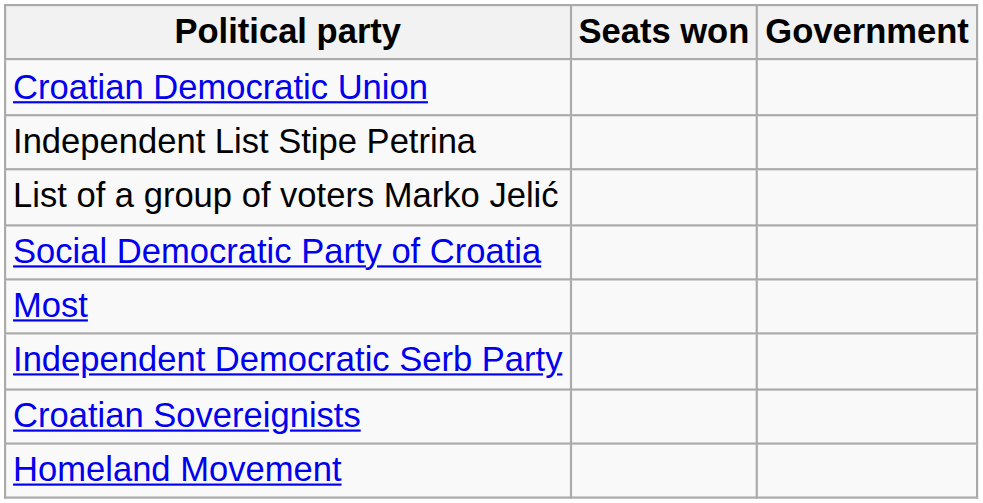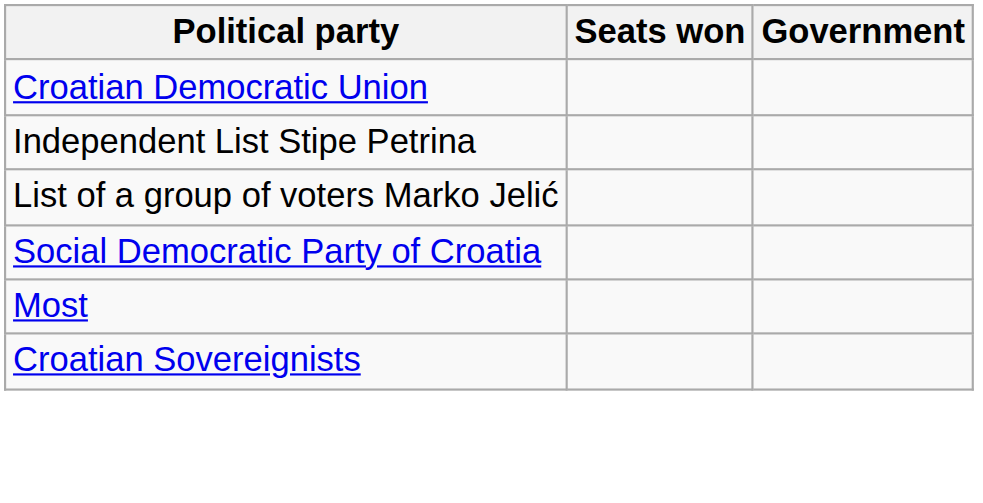- row: (288, 360)
- row: (177, 470)
